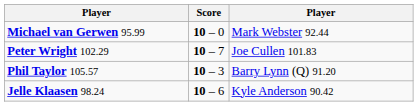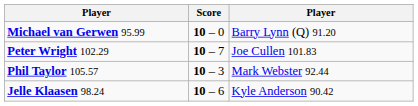(280, 31) Mark Webster 92.44 -> (284, 31) Barry Lynn (Q) 91.20
(284, 71) Barry Lynn (Q) 91.20 -> (280, 71) Mark Webster 92.44
